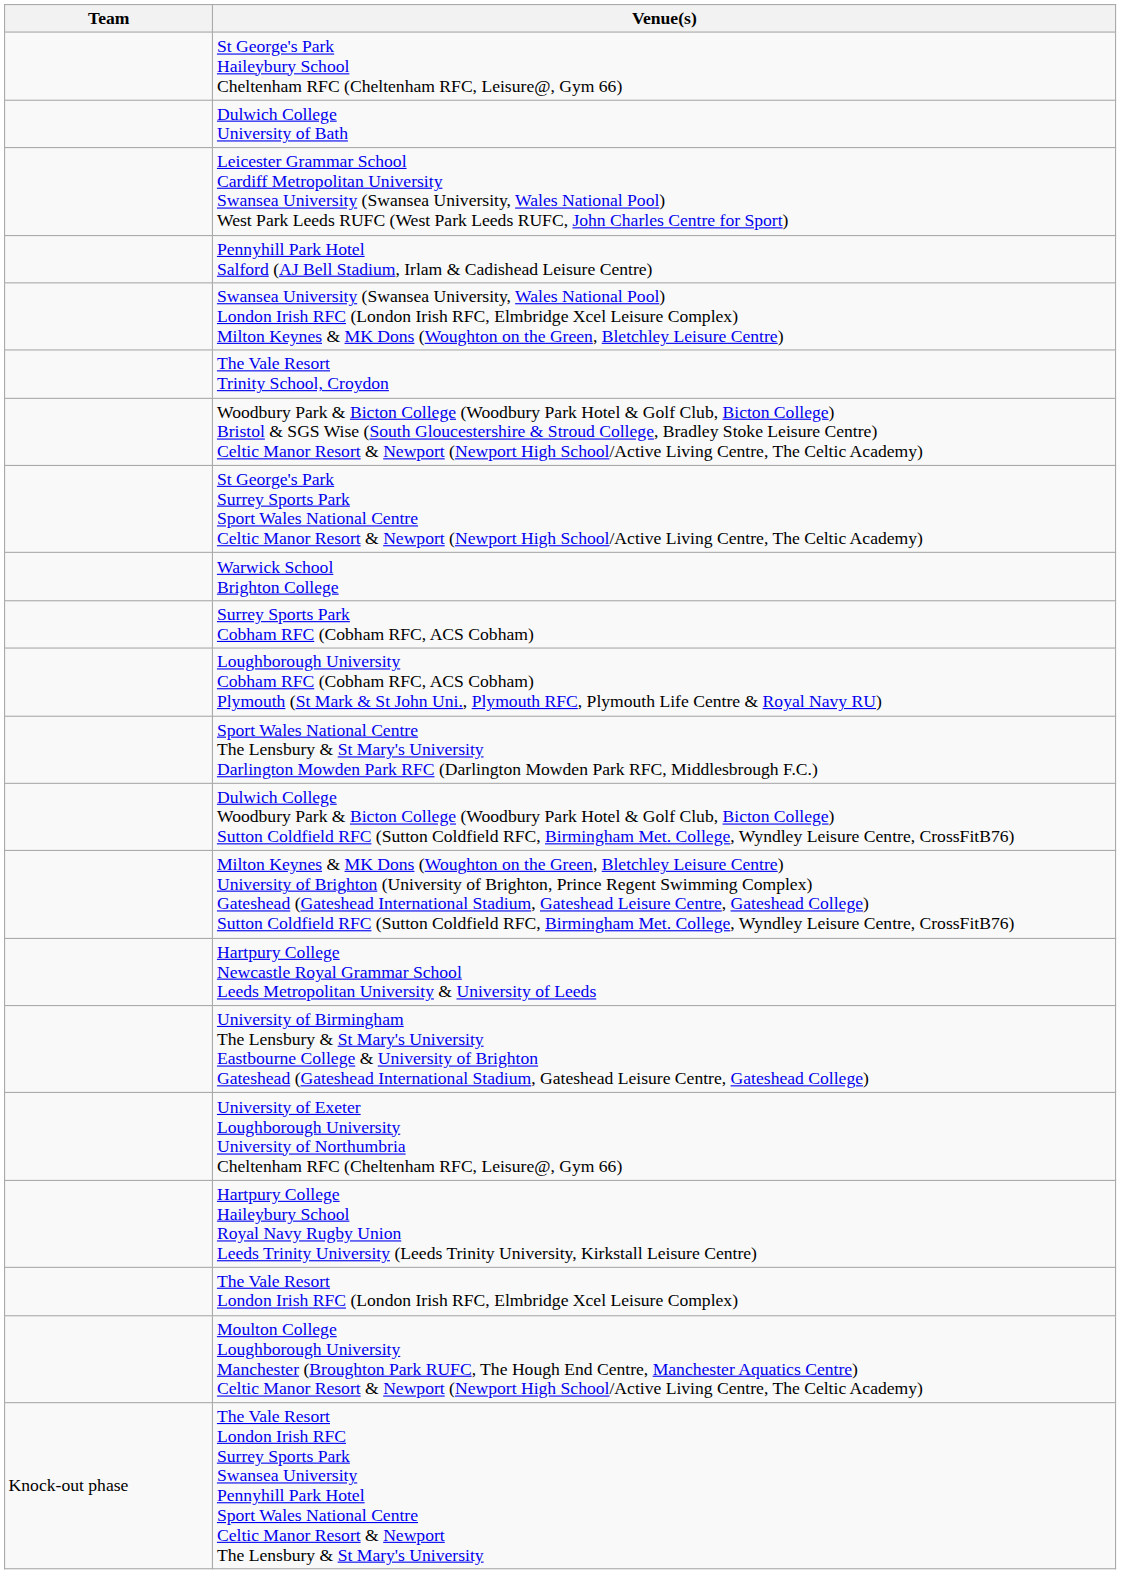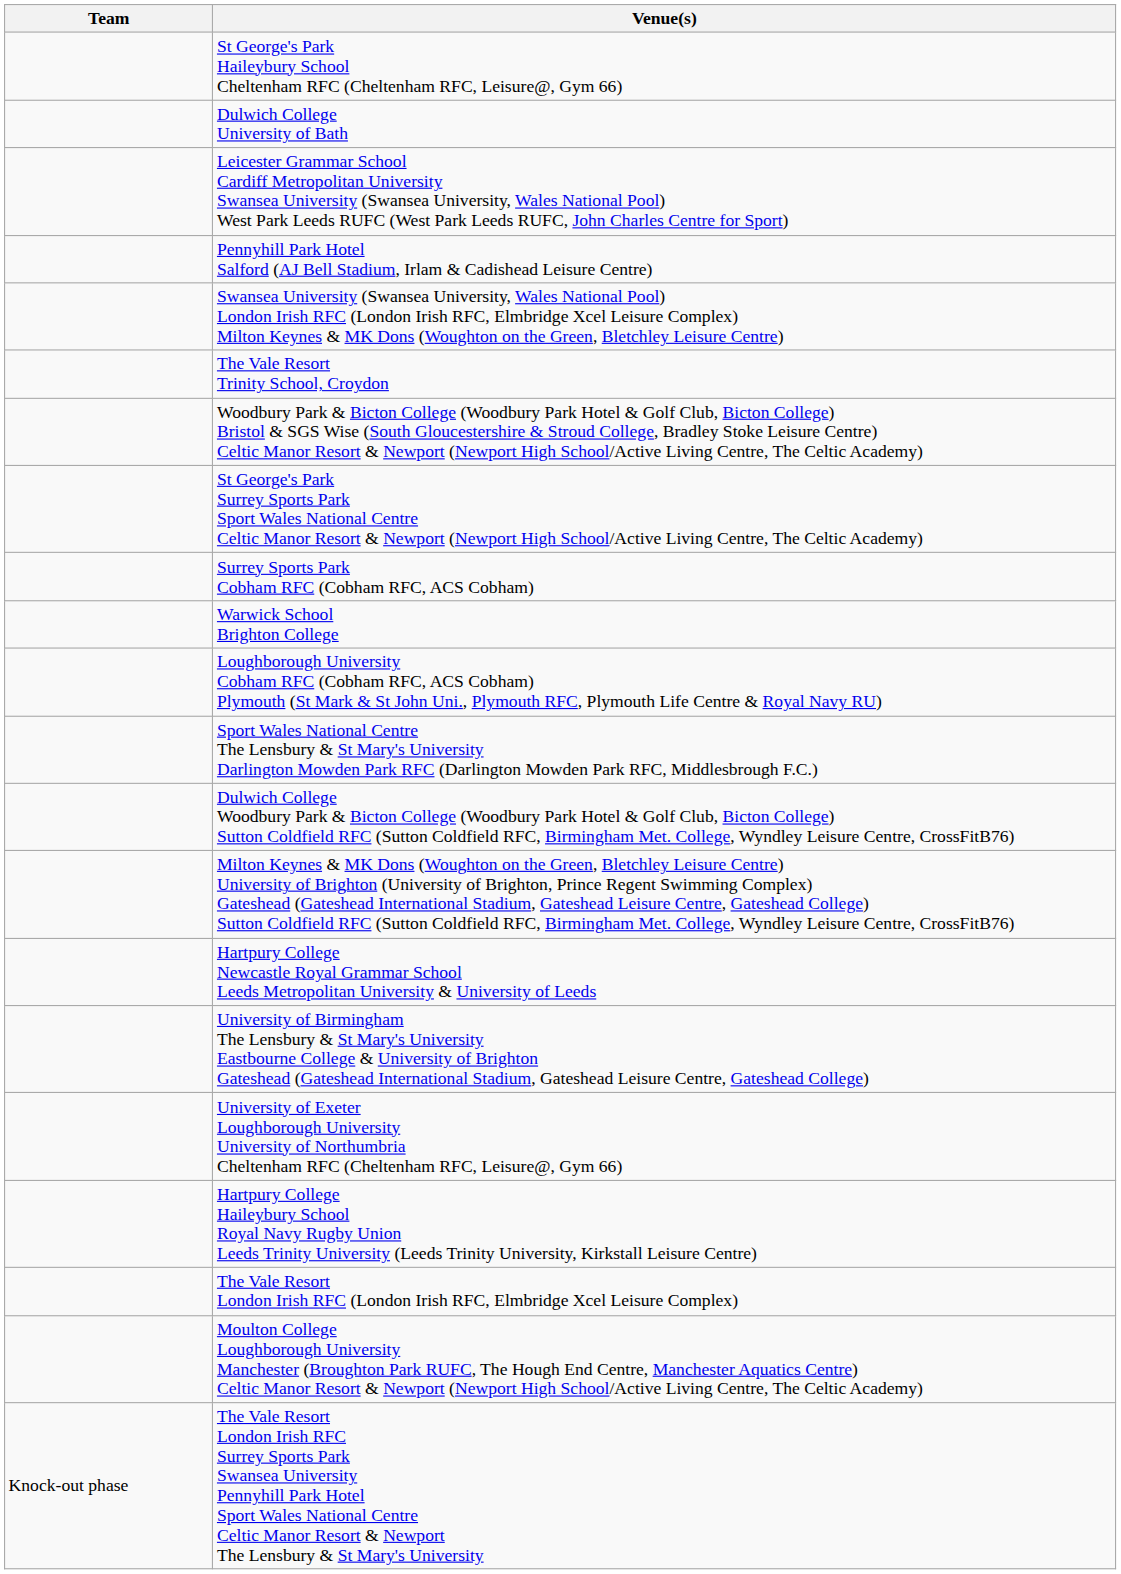rows swapped: (375, 624) <-> (278, 576)
